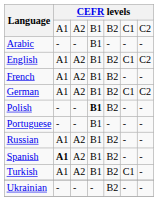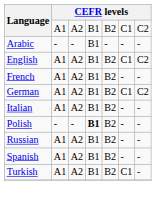+ row: (20, 108)
- row: (29, 124)
(62, 156) bold -> (60, 156) normal
- row: (27, 188)
